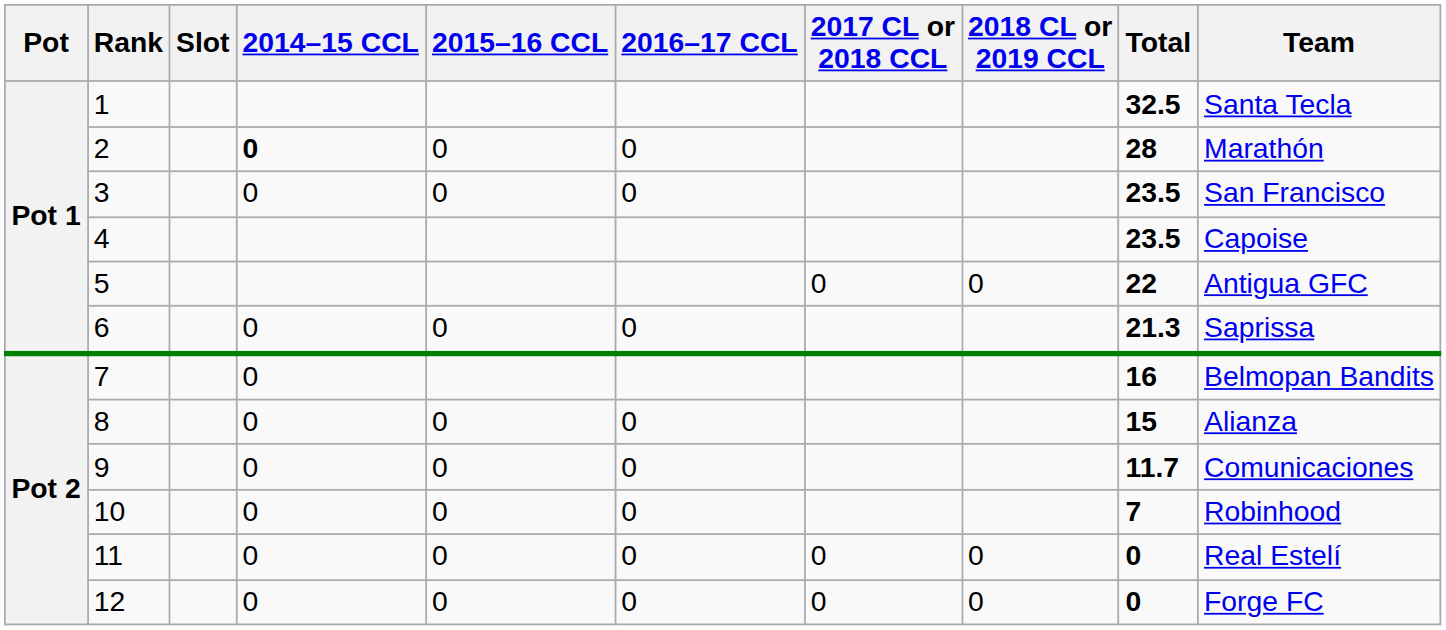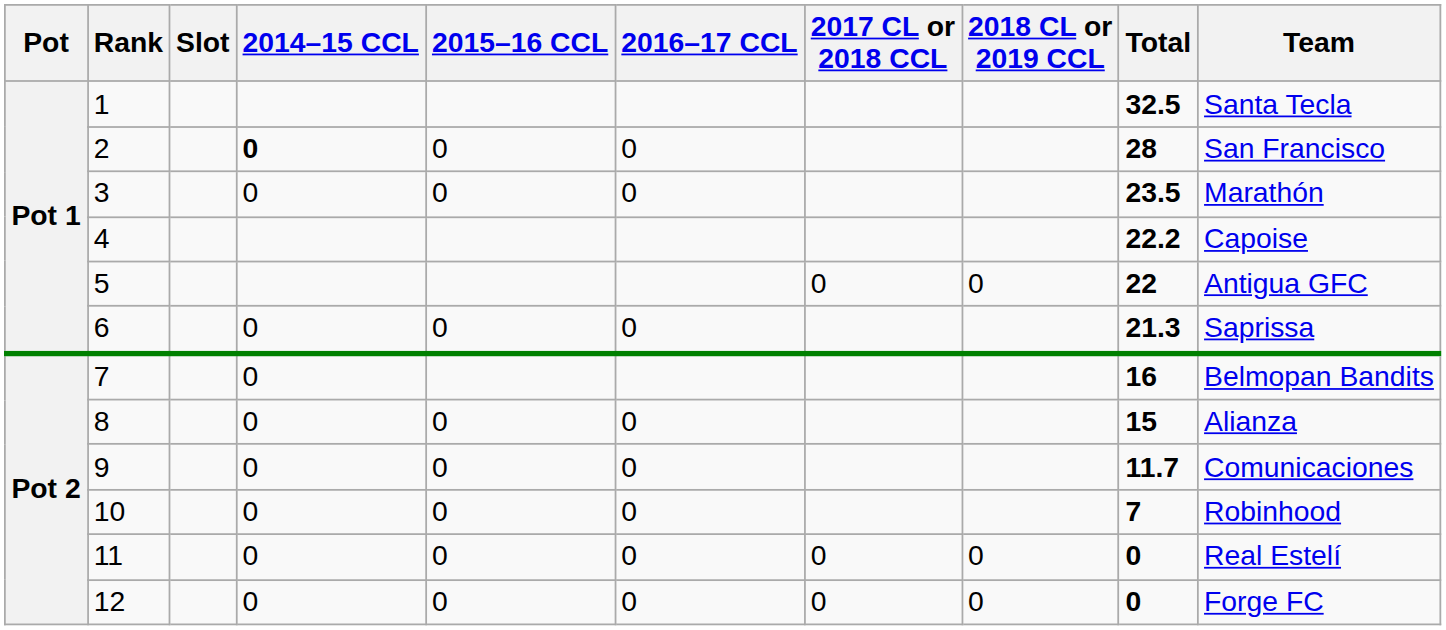(1264, 148) Marathón -> (1295, 148) San Francisco
(1295, 193) San Francisco -> (1264, 193) Marathón
(1153, 238) 23.5 -> (1153, 238) 22.2
